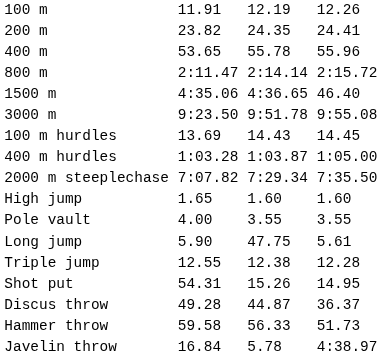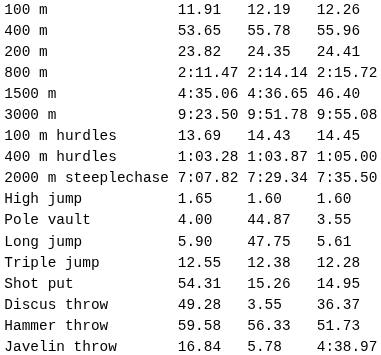rows swapped: (26, 31) <-> (26, 52)
(265, 221) 3.55 -> (269, 221) 44.87
(269, 305) 44.87 -> (265, 305) 3.55
